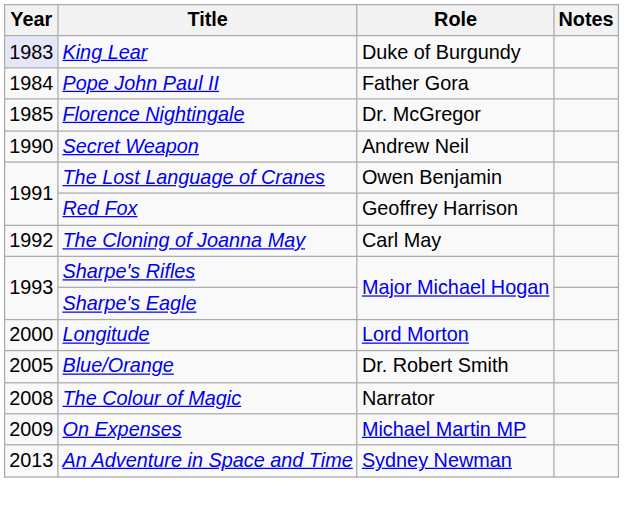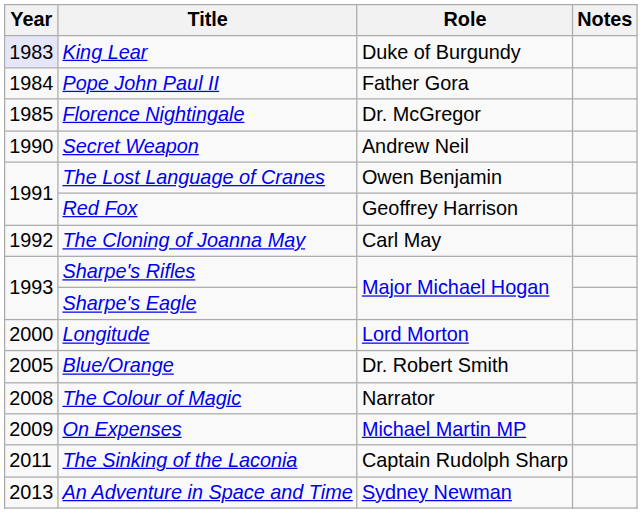+ row: (180, 460)
